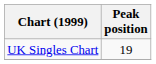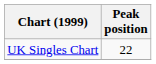(126, 49) 19 -> (126, 49) 22
